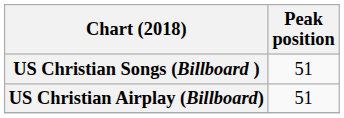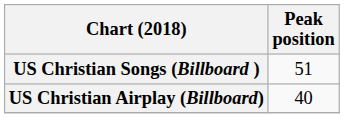(304, 98) 51 -> (304, 98) 40
